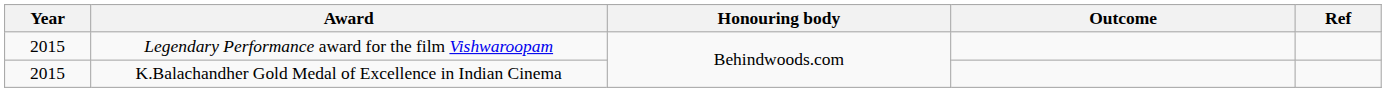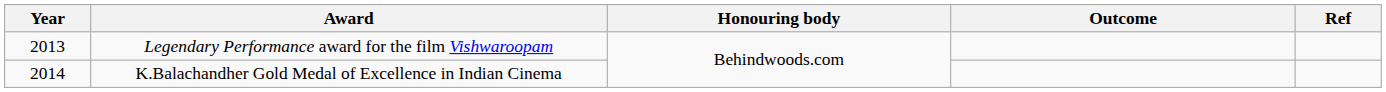(48, 45) 2015 -> (48, 45) 2013
(48, 73) 2015 -> (48, 73) 2014
